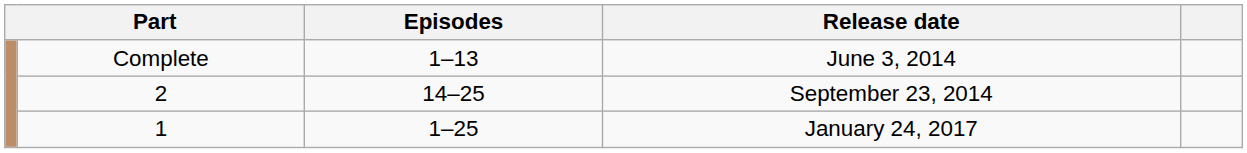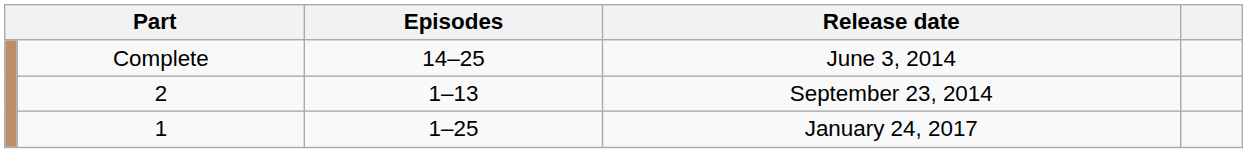(454, 57) 1–13 -> (454, 57) 14–25
(454, 93) 14–25 -> (454, 93) 1–13
